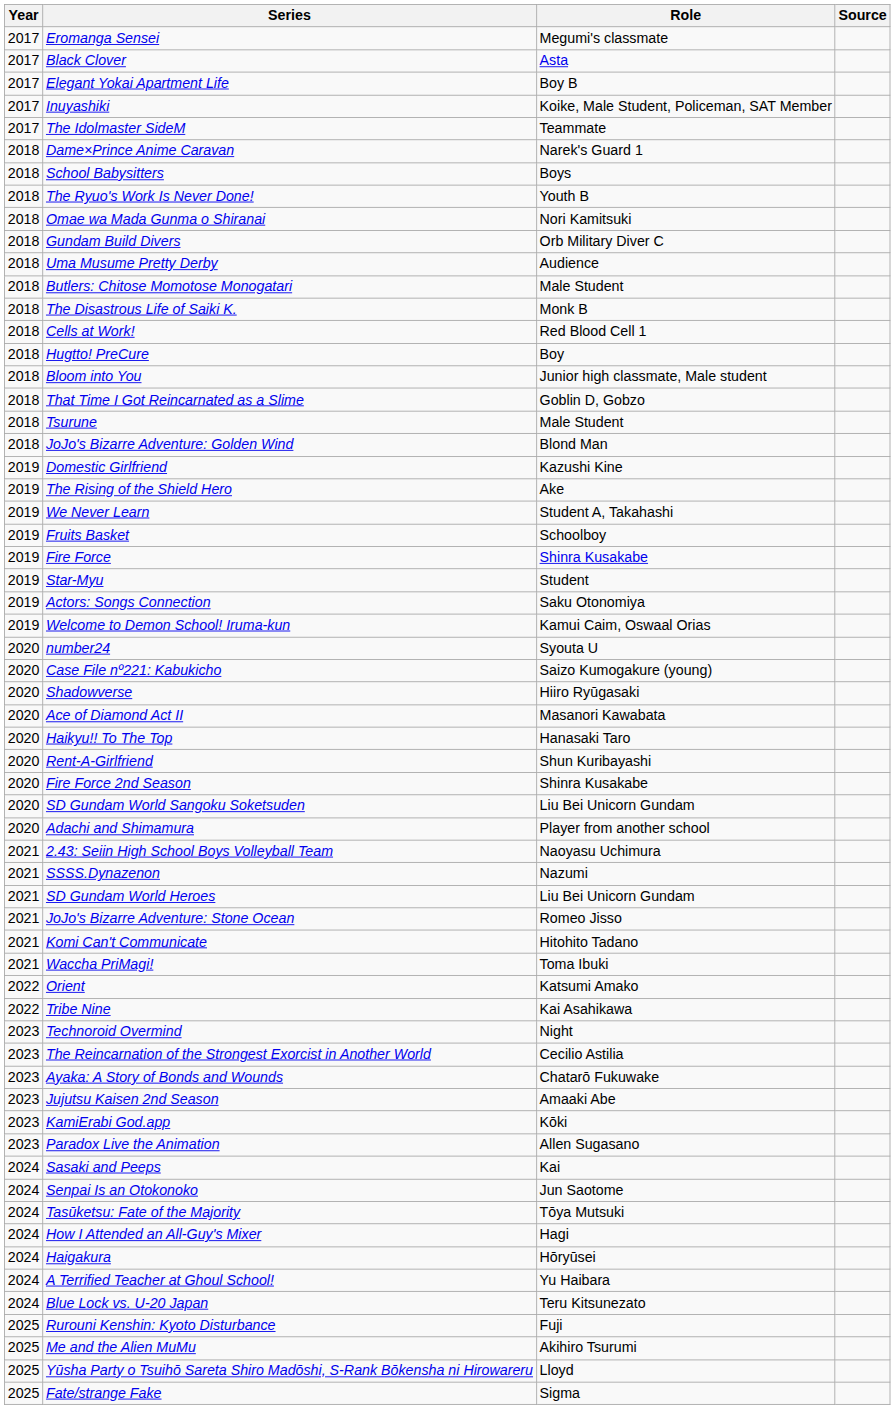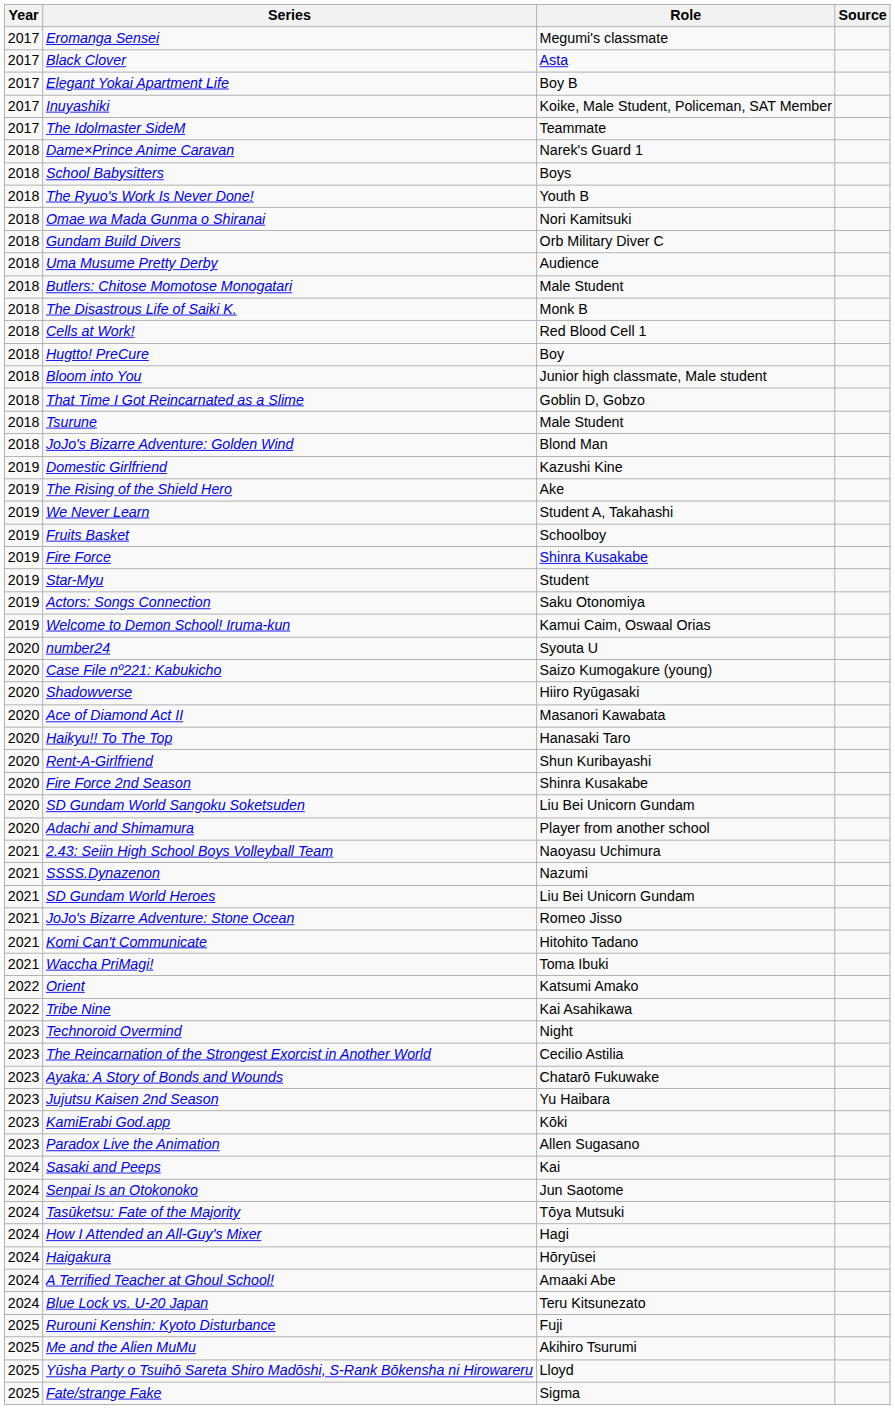(578, 1099) Amaaki Abe -> (575, 1099) Yu Haibara
(575, 1280) Yu Haibara -> (578, 1280) Amaaki Abe
